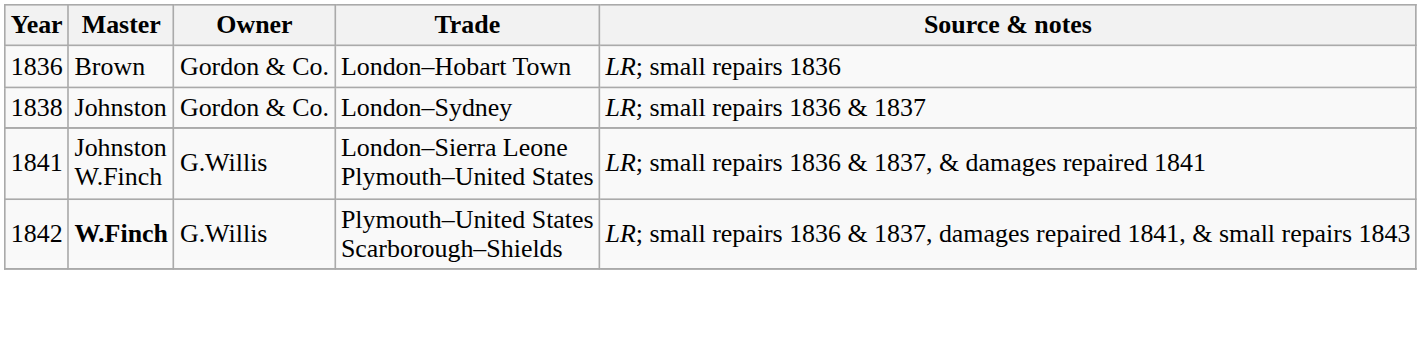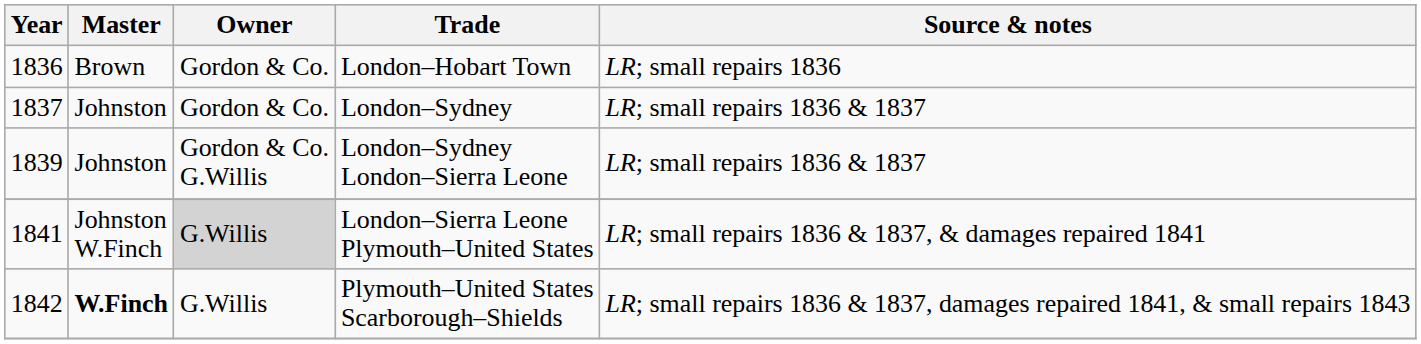(37, 107) 1838 -> (37, 107) 1837
+ row: (454, 162)
(224, 162) no background -> (224, 233) lightgrey background
